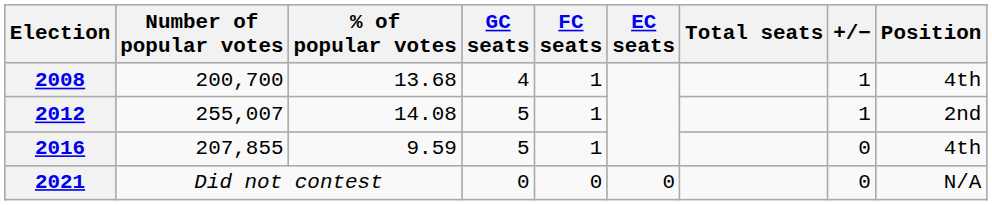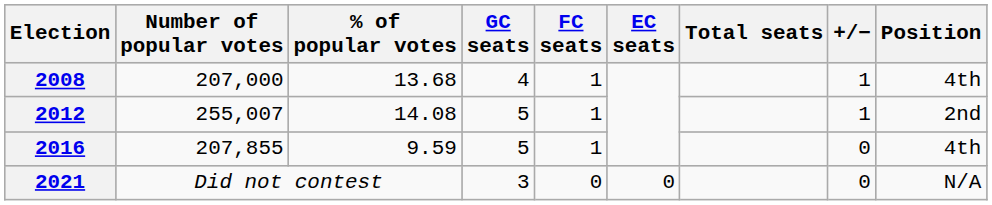(240, 80) 200,700 -> (240, 80) 207,000
(523, 182) 0 -> (523, 182) 3
